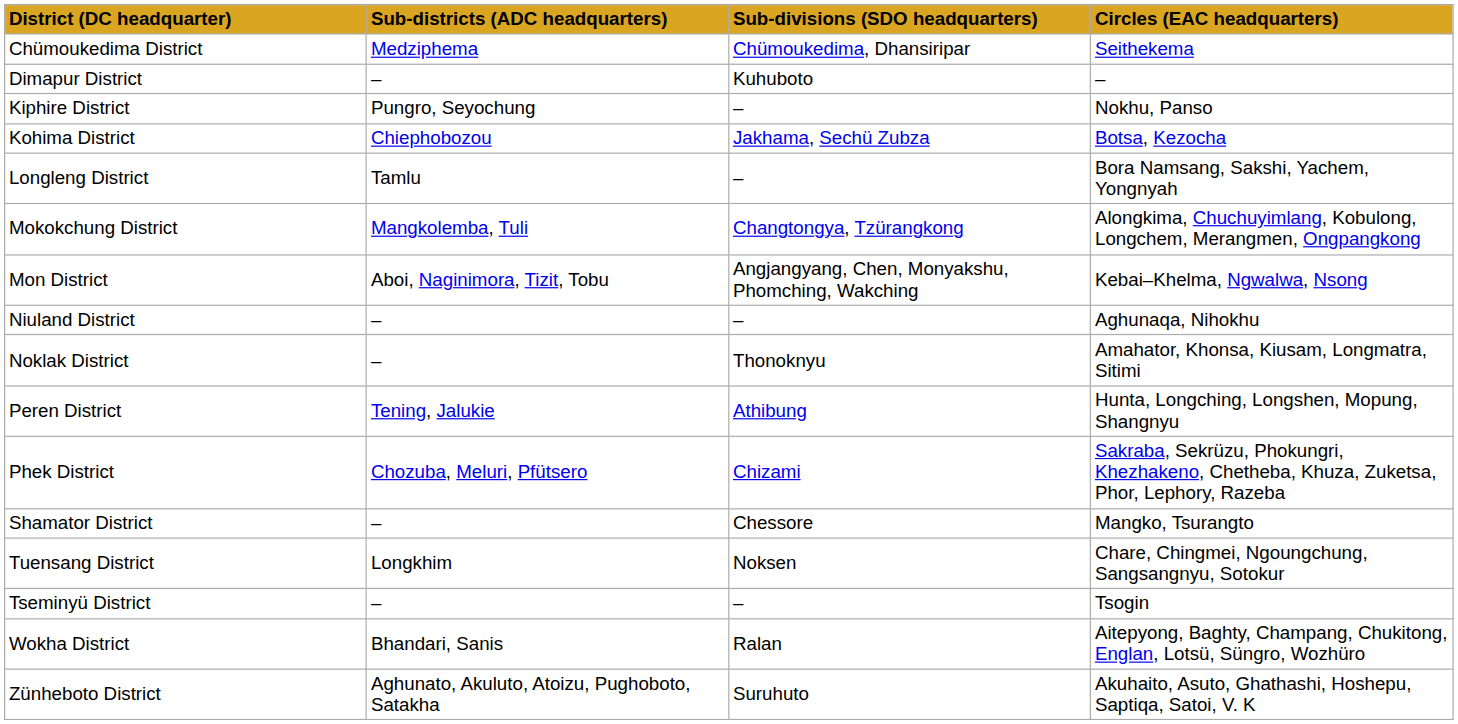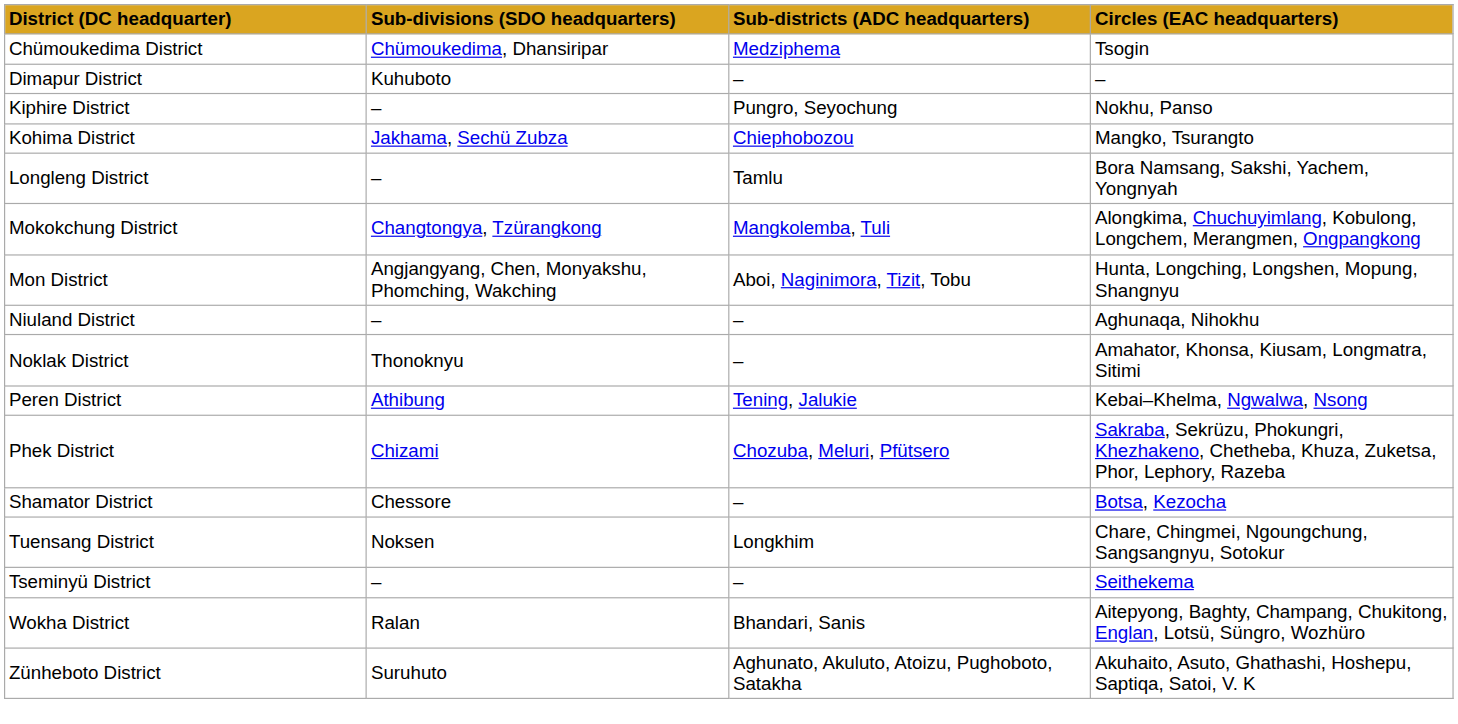columns swapped: (519, 19) <-> (885, 19)
(1144, 49) Seithekema -> (1122, 49) Tsogin
(1161, 138) Botsa, Kezocha -> (1174, 138) Mangko, Tsurangto
(1231, 279) Kebai–Khelma, Ngwalwa, Nsong -> (1256, 279) Hunta, Longching, Longshen, Mopung, Shangnyu
(1256, 411) Hunta, Longching, Longshen, Mopung, Shangnyu -> (1231, 400) Kebai–Khelma, Ngwalwa, Nsong
(1174, 523) Mangko, Tsurangto -> (1161, 501) Botsa, Kezocha
(1122, 603) Tsogin -> (1144, 582) Seithekema
